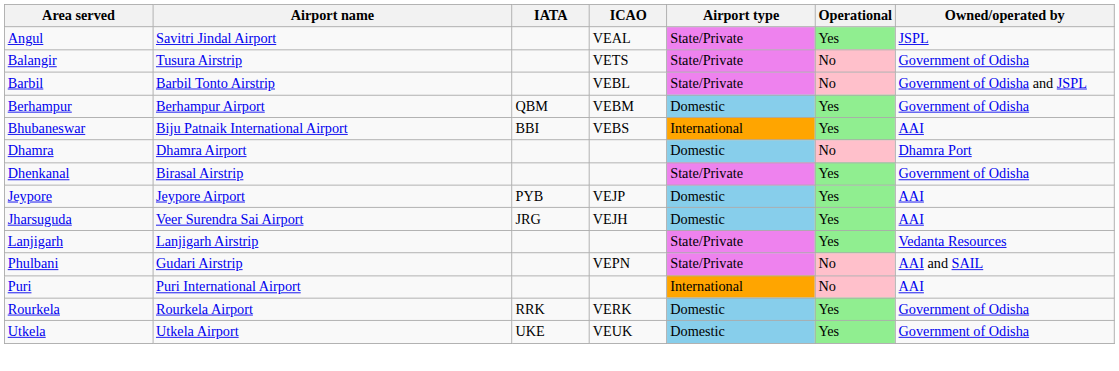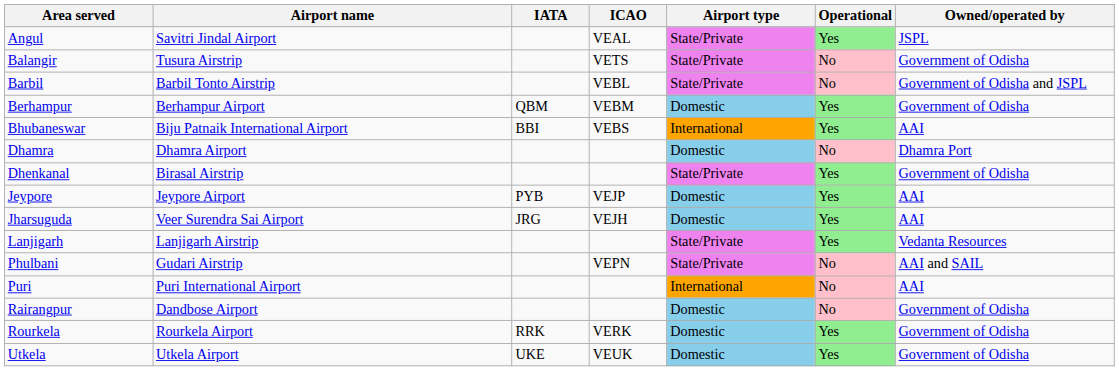+ row: (40, 309)
